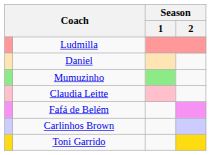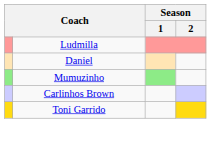- row: (79, 93)
- row: (79, 110)
